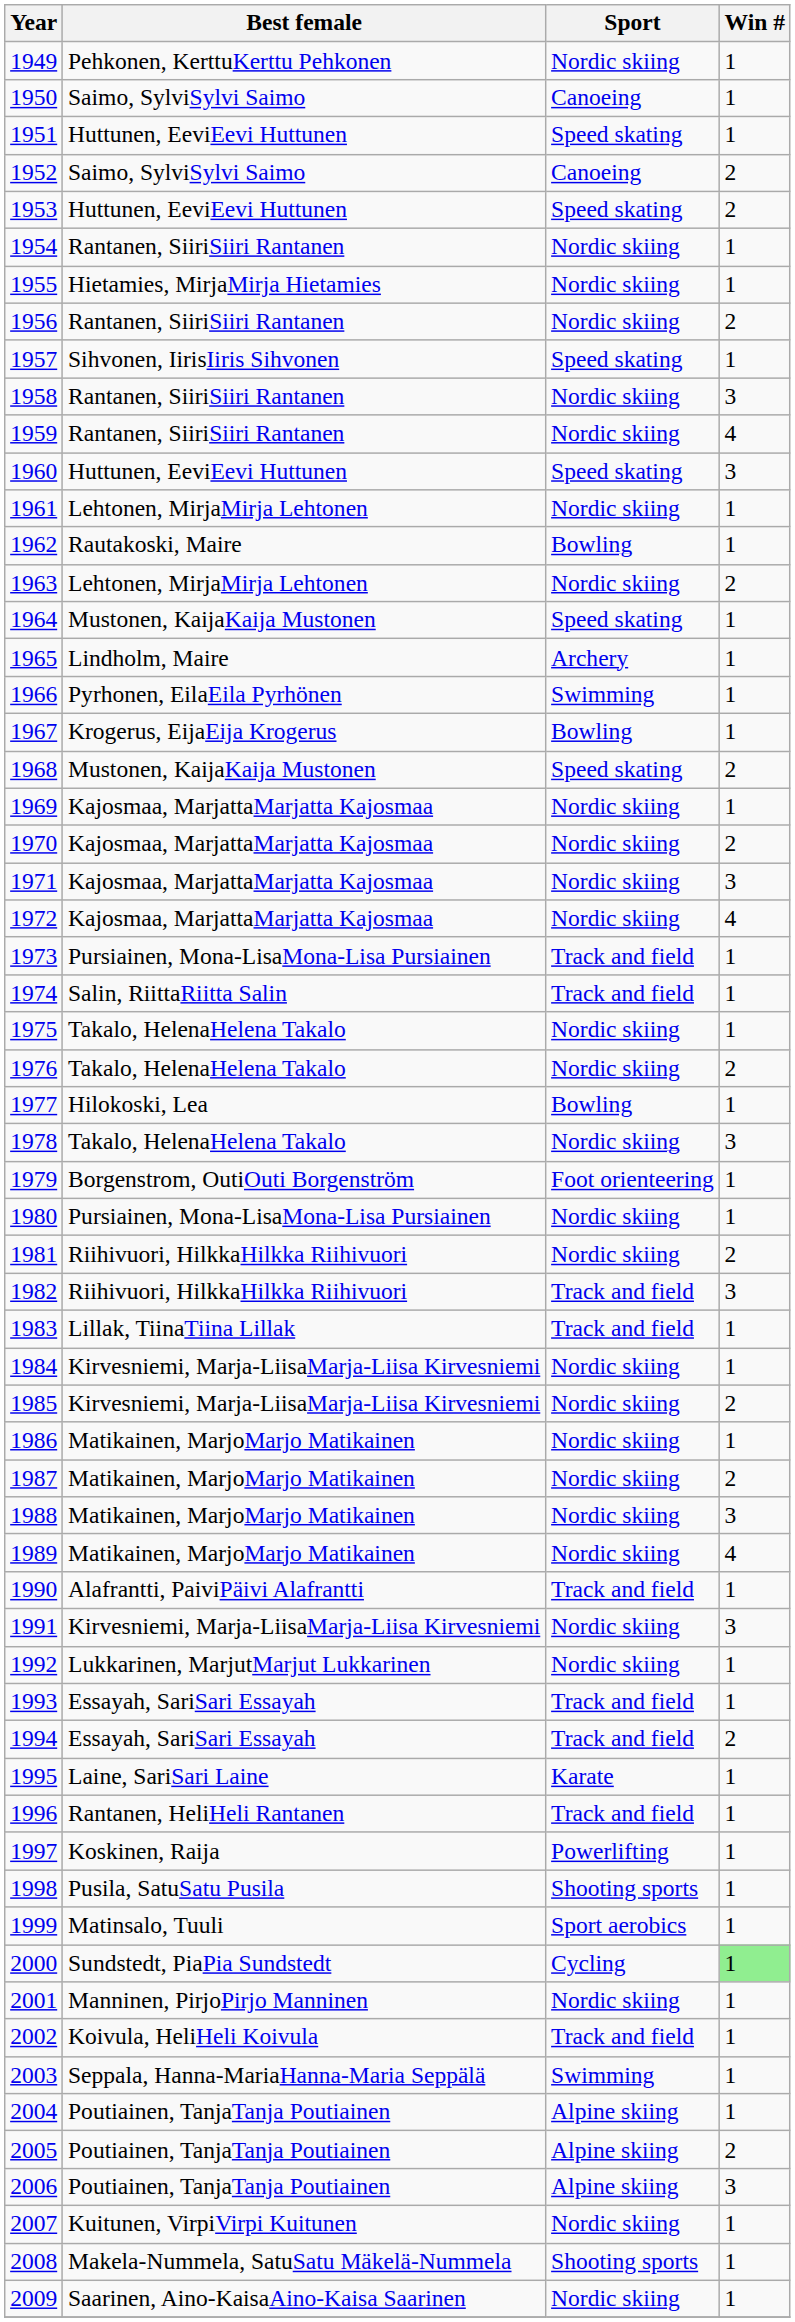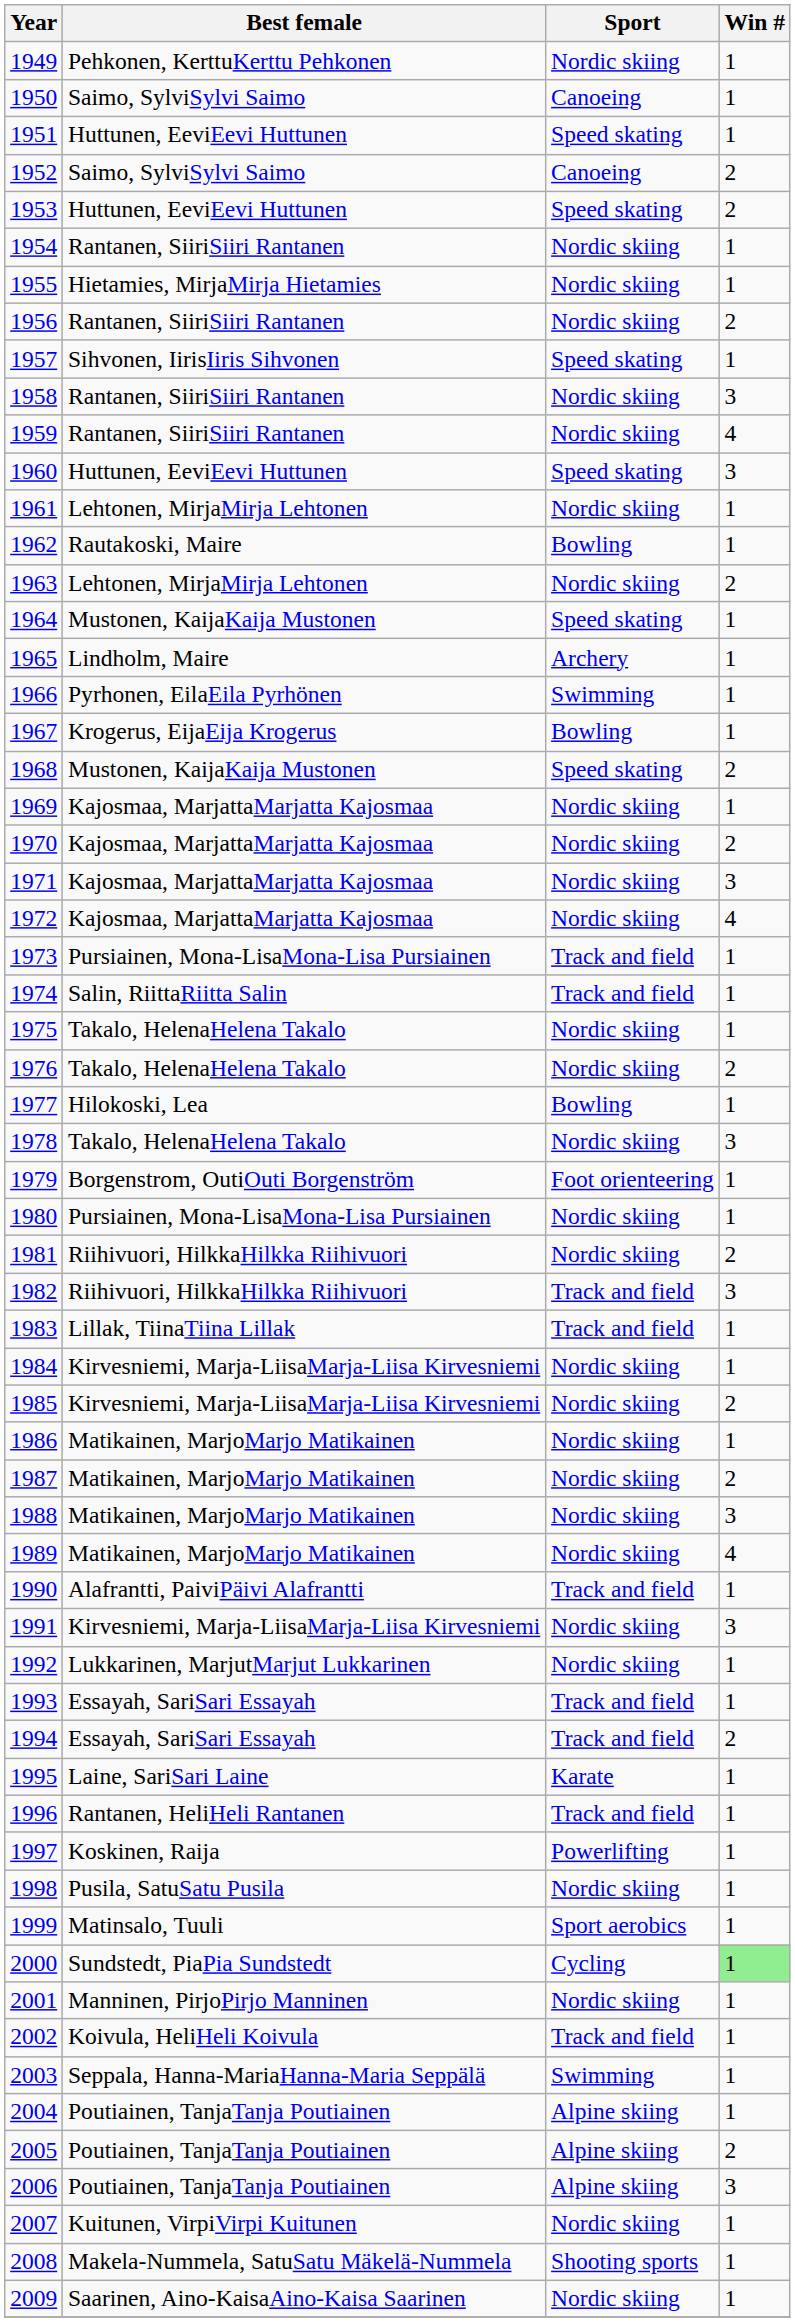(625, 1888) Shooting sports -> (615, 1888) Nordic skiing
